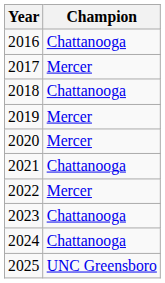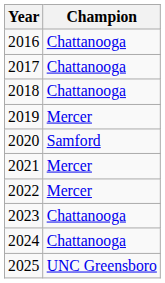(69, 66) Mercer -> (86, 66) Chattanooga
(69, 141) Mercer -> (74, 141) Samford
(86, 166) Chattanooga -> (69, 166) Mercer
